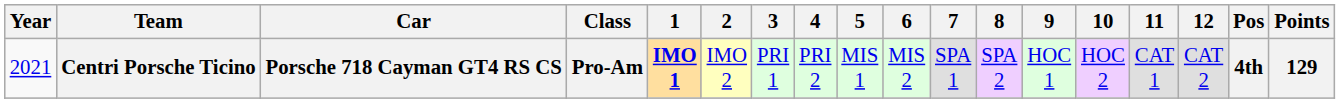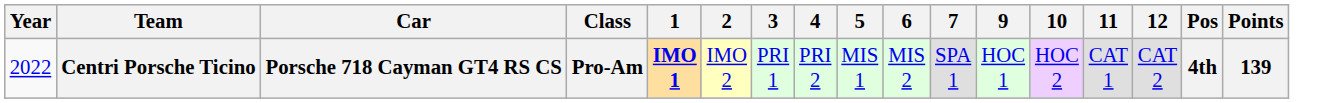- column: (999, 21)
(30, 67) 2021 -> (30, 67) 2022
(1302, 67) 129 -> (1256, 67) 139
